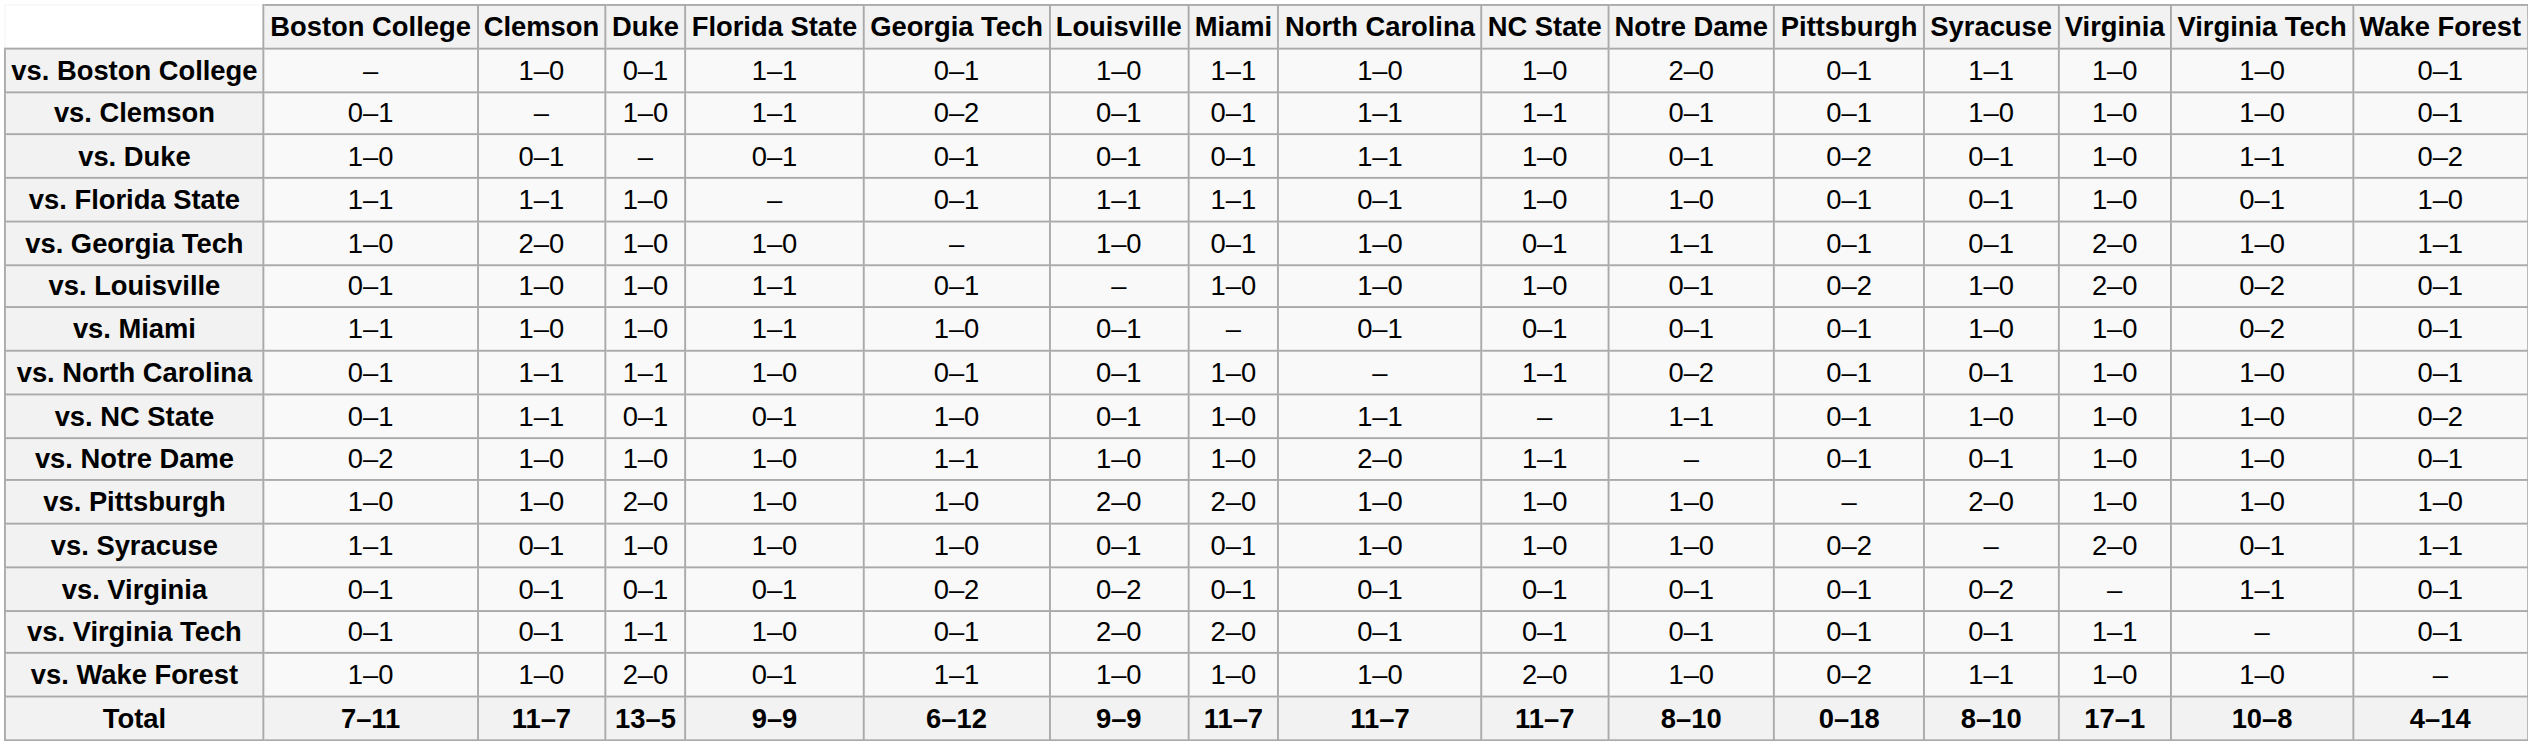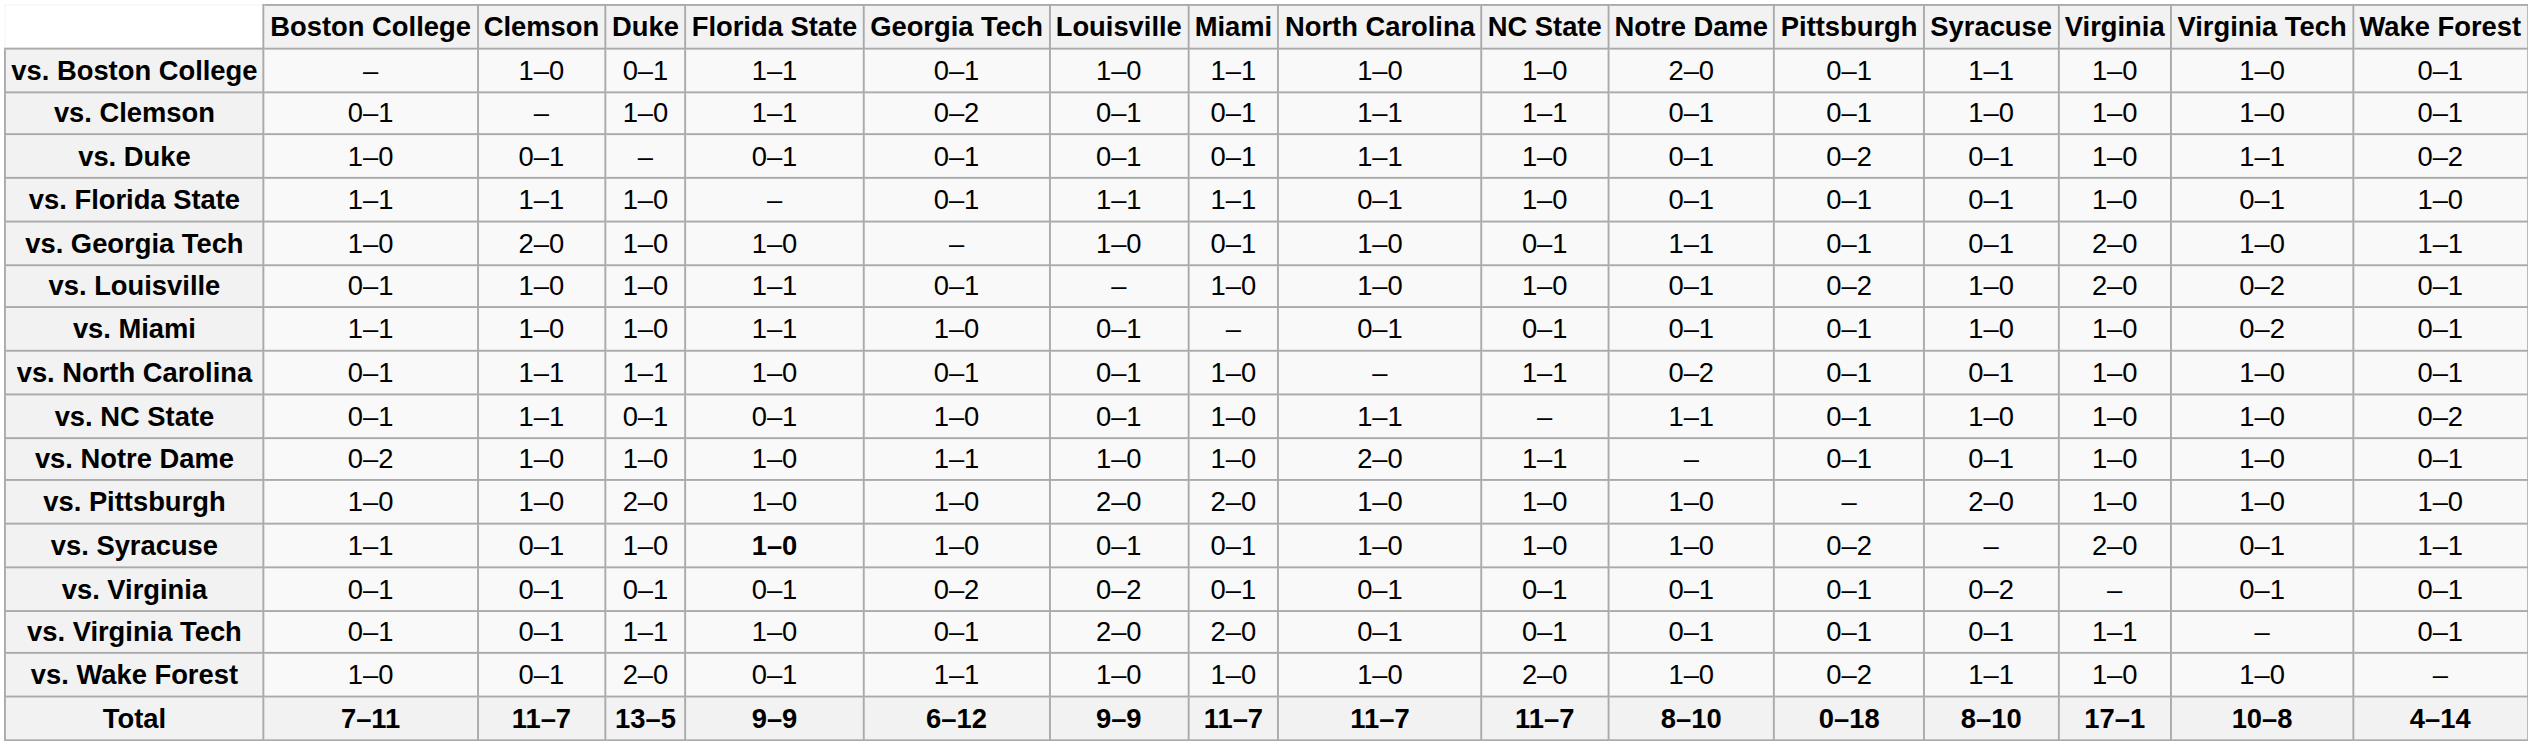(1691, 200) 1–0 -> (1691, 200) 0–1
(775, 546) normal -> (775, 546) bold
(2262, 589) 1–1 -> (2262, 589) 0–1
(541, 675) 1–0 -> (541, 675) 0–1
